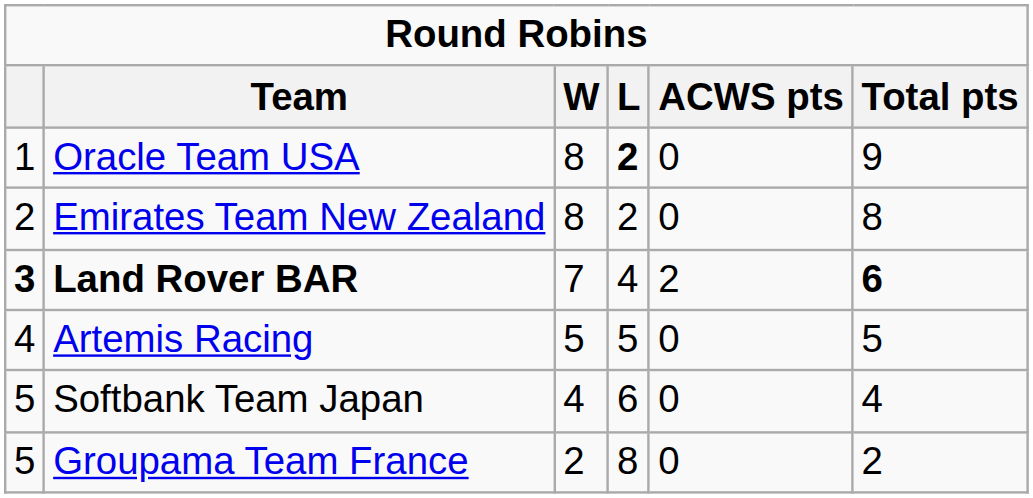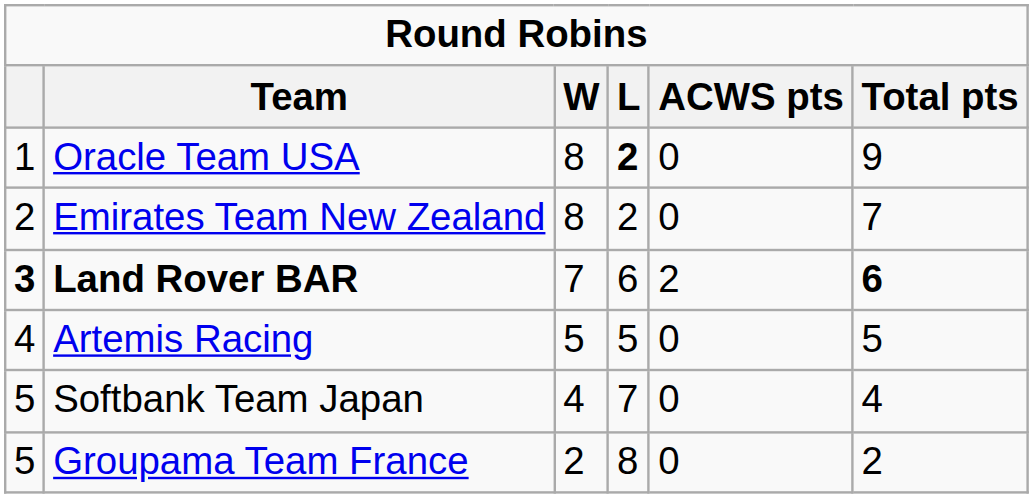(872, 217) 8 -> (872, 217) 7
(628, 278) 4 -> (628, 278) 6
(628, 400) 6 -> (628, 400) 7
